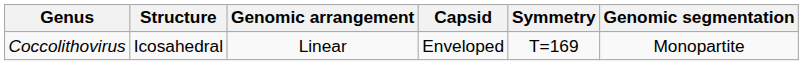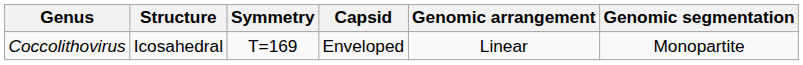columns swapped: (554, 18) <-> (323, 18)
